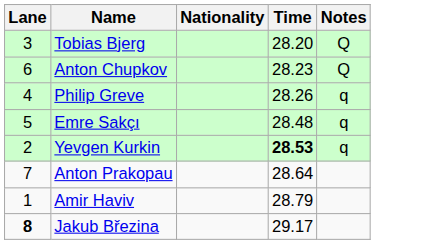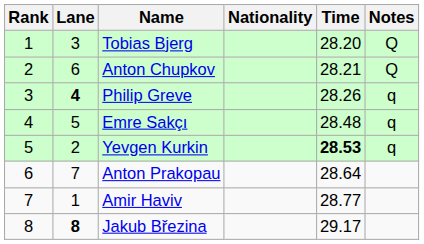+ column: (28, 17)
(293, 69) 28.23 -> (341, 69) 28.21
(28, 95) normal -> (75, 95) bold
(293, 200) 28.79 -> (341, 200) 28.77
